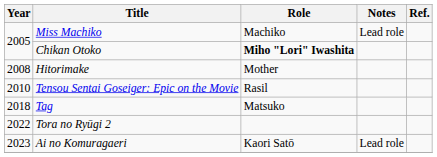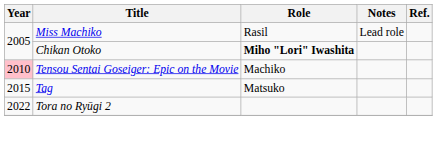(265, 32) Machiko -> (256, 32) Rasil
- row: (62, 69)
(19, 87) no background -> (19, 69) pink background
(256, 87) Rasil -> (265, 69) Machiko
(19, 106) 2018 -> (19, 87) 2015
- row: (81, 143)
